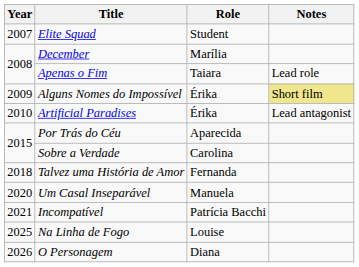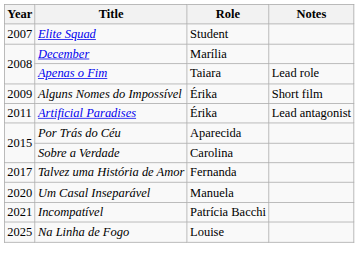(297, 93) khaki background -> (297, 93) no background
(20, 113) 2010 -> (20, 113) 2011
(20, 172) 2018 -> (20, 172) 2017
- row: (75, 251)
